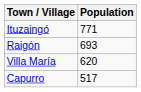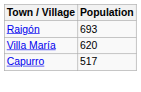- row: (28, 29)
